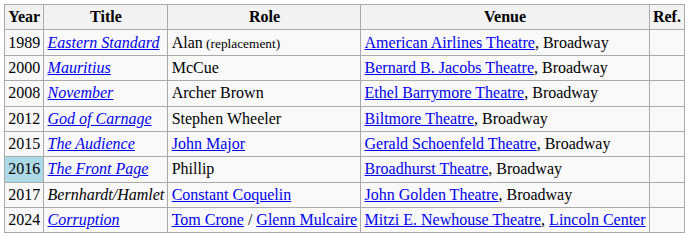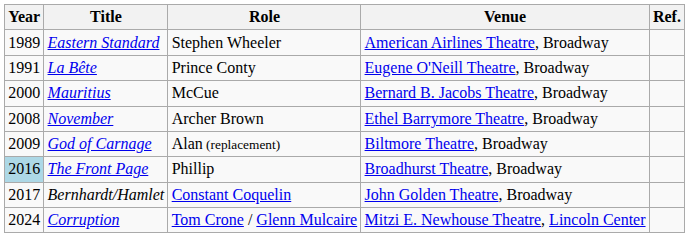(226, 42) Alan (replacement) -> (226, 42) Stephen Wheeler
+ row: (72, 67)
(24, 118) 2012 -> (24, 144) 2009
(226, 118) Stephen Wheeler -> (226, 144) Alan (replacement)
- row: (91, 144)
